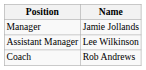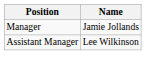- row: (19, 57)
